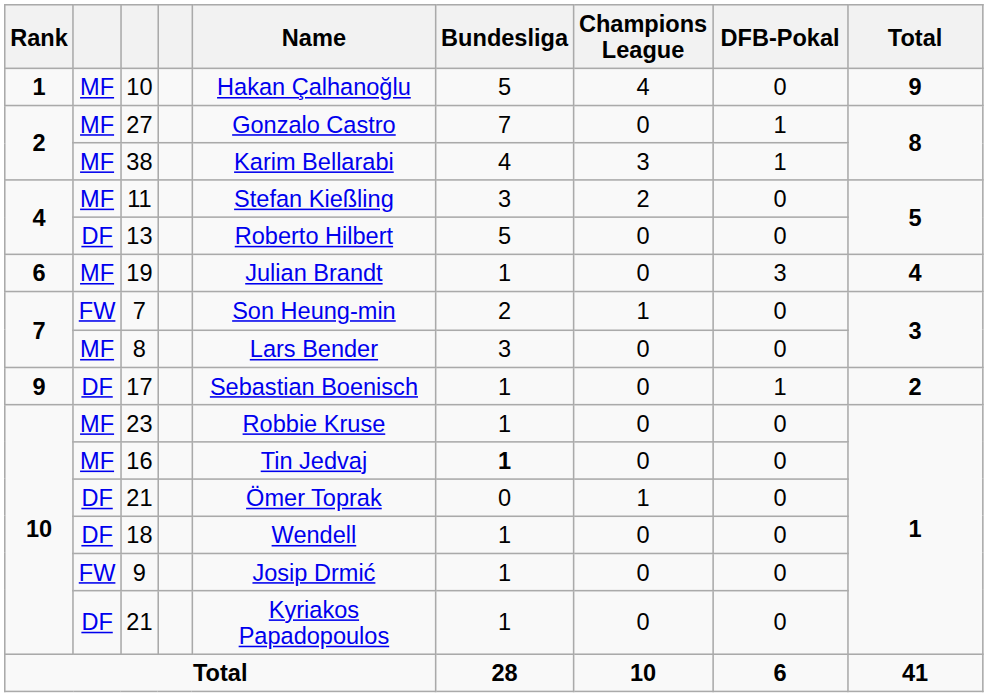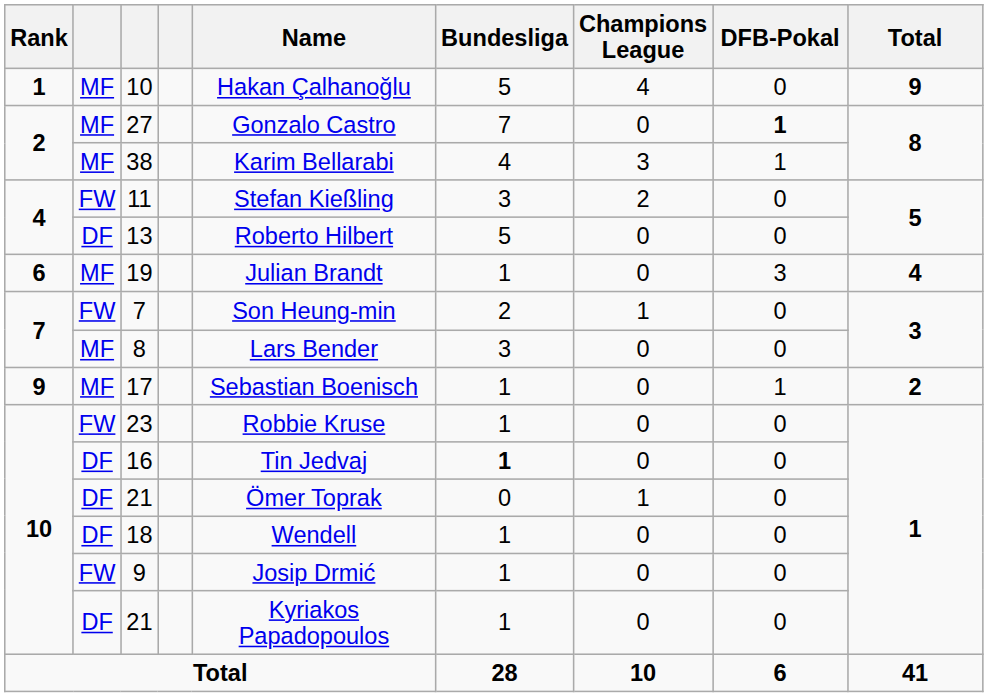(780, 125) normal -> (780, 125) bold
(97, 199) MF -> (97, 199) FW
(97, 386) DF -> (97, 386) MF
(97, 423) MF -> (97, 423) FW
(97, 460) MF -> (97, 460) DF
